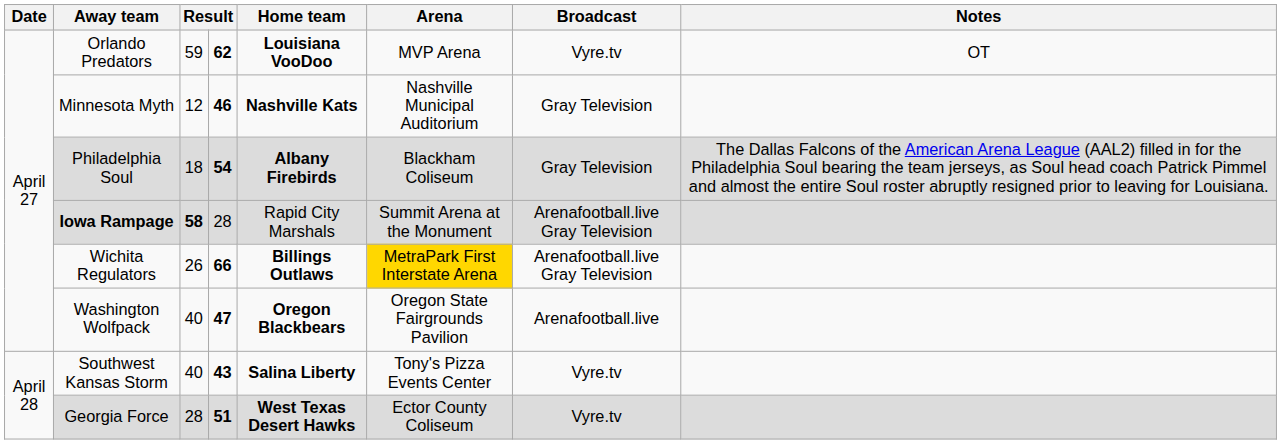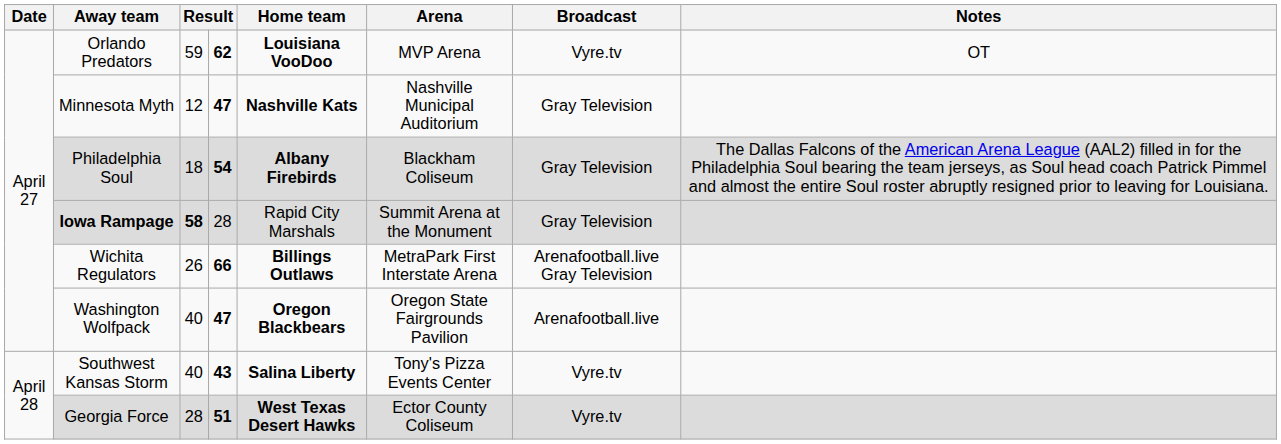(223, 105) 46 -> (223, 105) 47
(597, 221) Arenafootball.live Gray Television -> (597, 221) Gray Television
(439, 266) gold background -> (439, 266) no background
